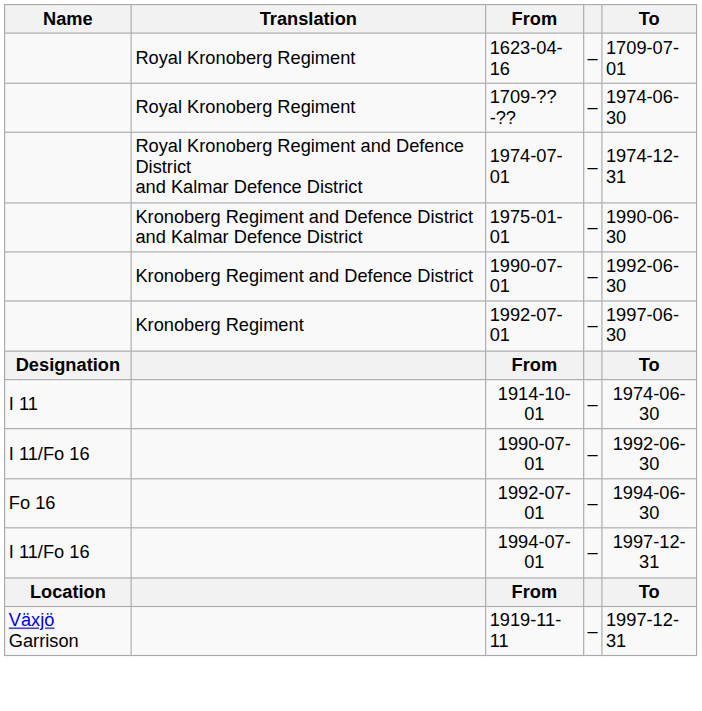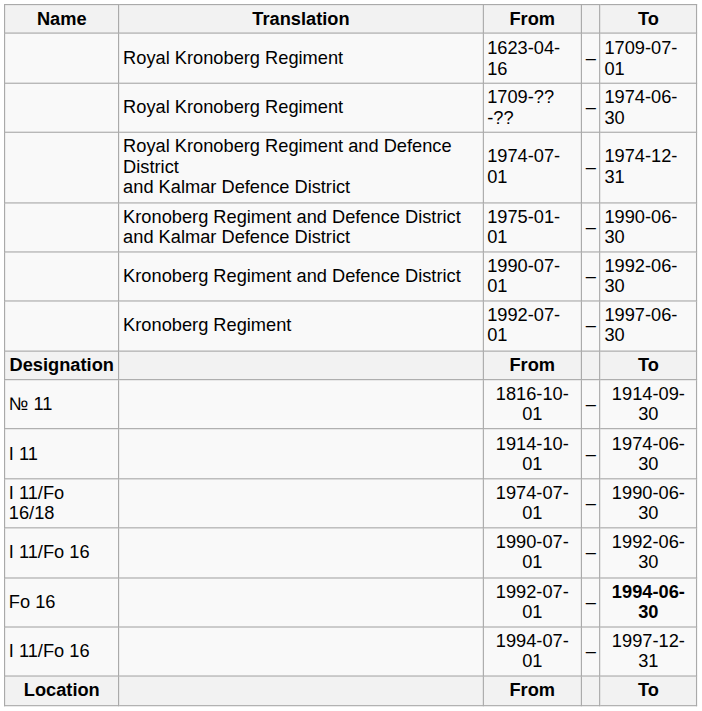+ row: (31, 404)
+ row: (36, 503)
(649, 503) normal -> (648, 602) bold
- row: (44, 631)
